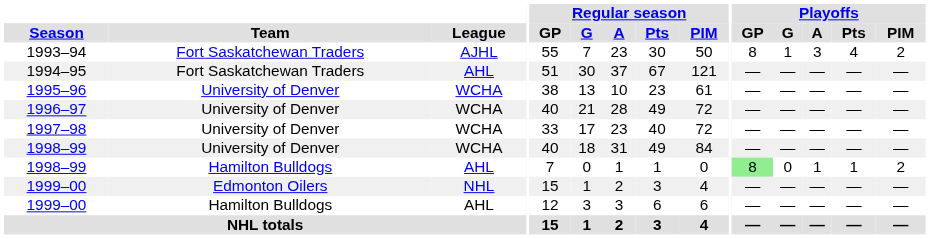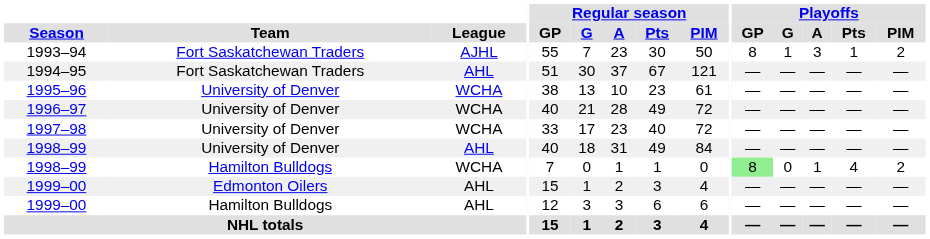(854, 52) 4 -> (854, 52) 1
(479, 148) WCHA -> (479, 148) AHL
(479, 167) AHL -> (479, 167) WCHA
(854, 167) 1 -> (854, 167) 4
(479, 186) NHL -> (479, 186) AHL
